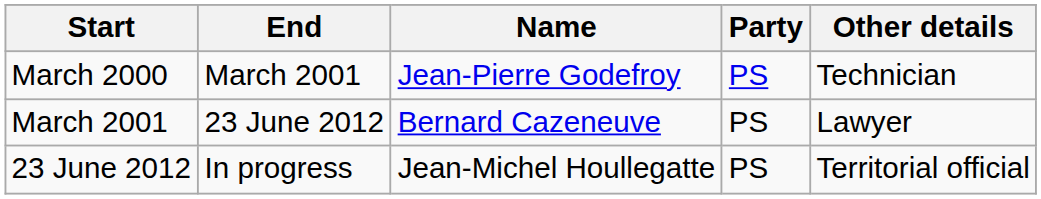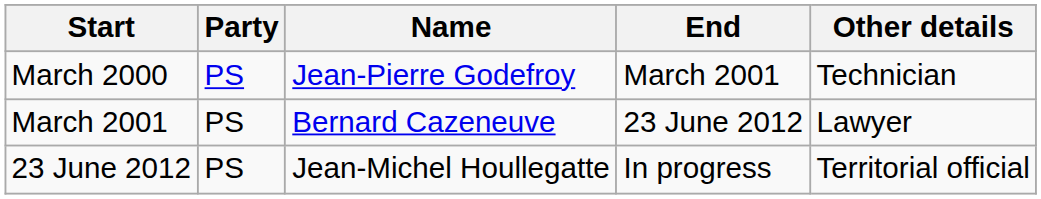columns swapped: (294, 27) <-> (766, 27)
